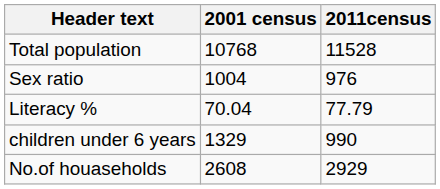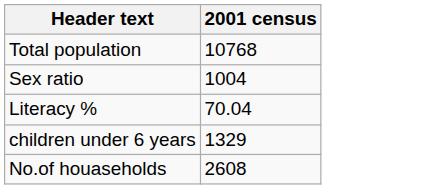- column: (378, 19)
